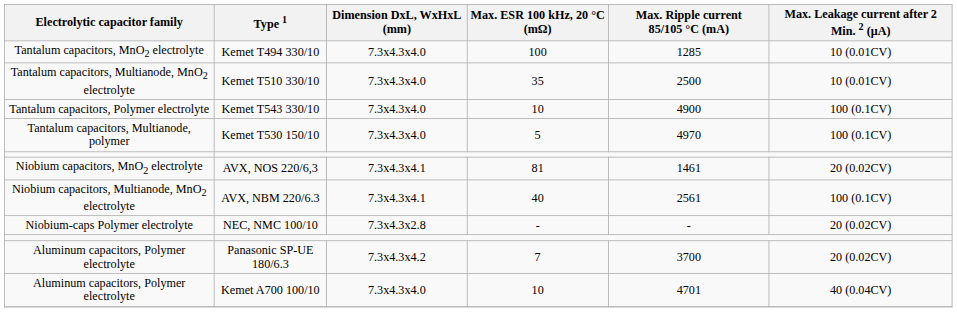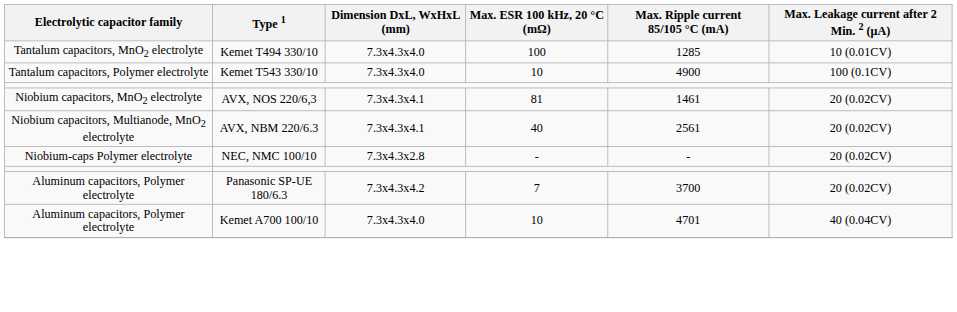- row: (109, 81)
- row: (109, 135)
(861, 197) 100 (0.1CV) -> (860, 128) 20 (0.02CV)
